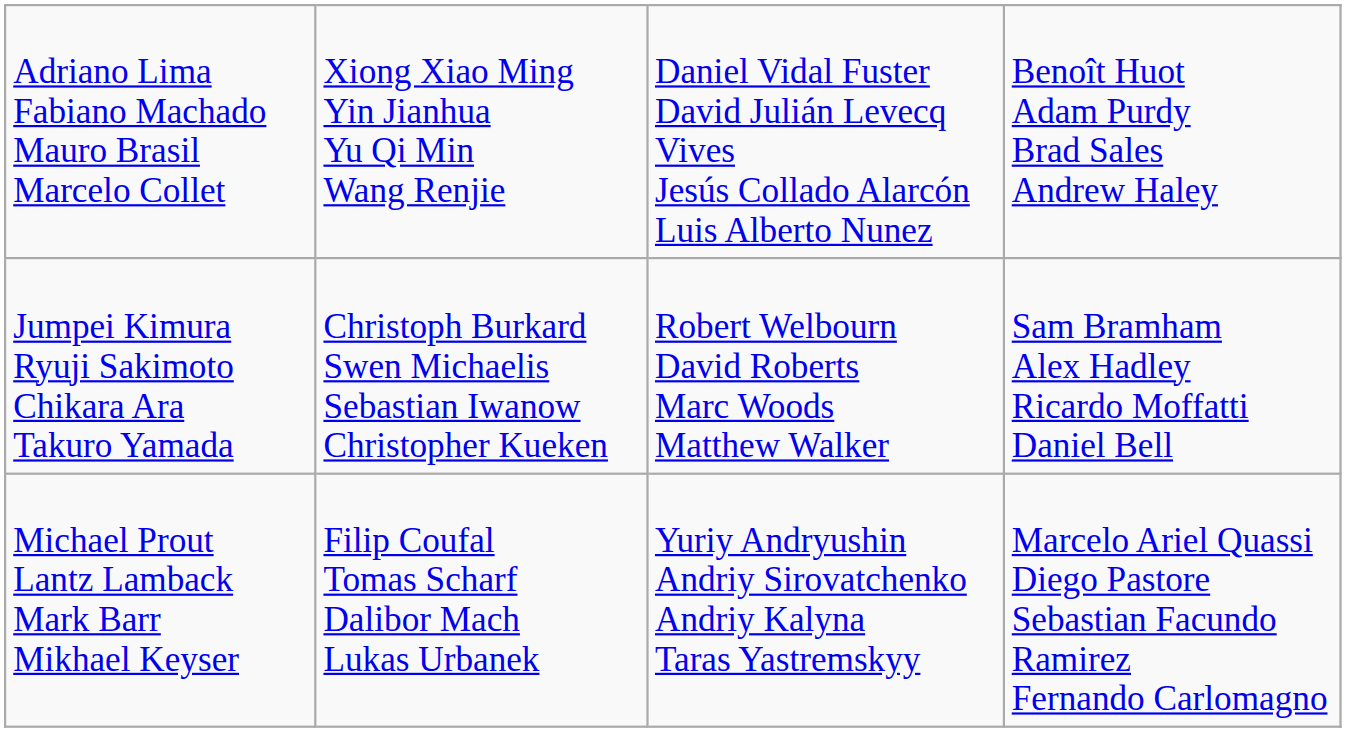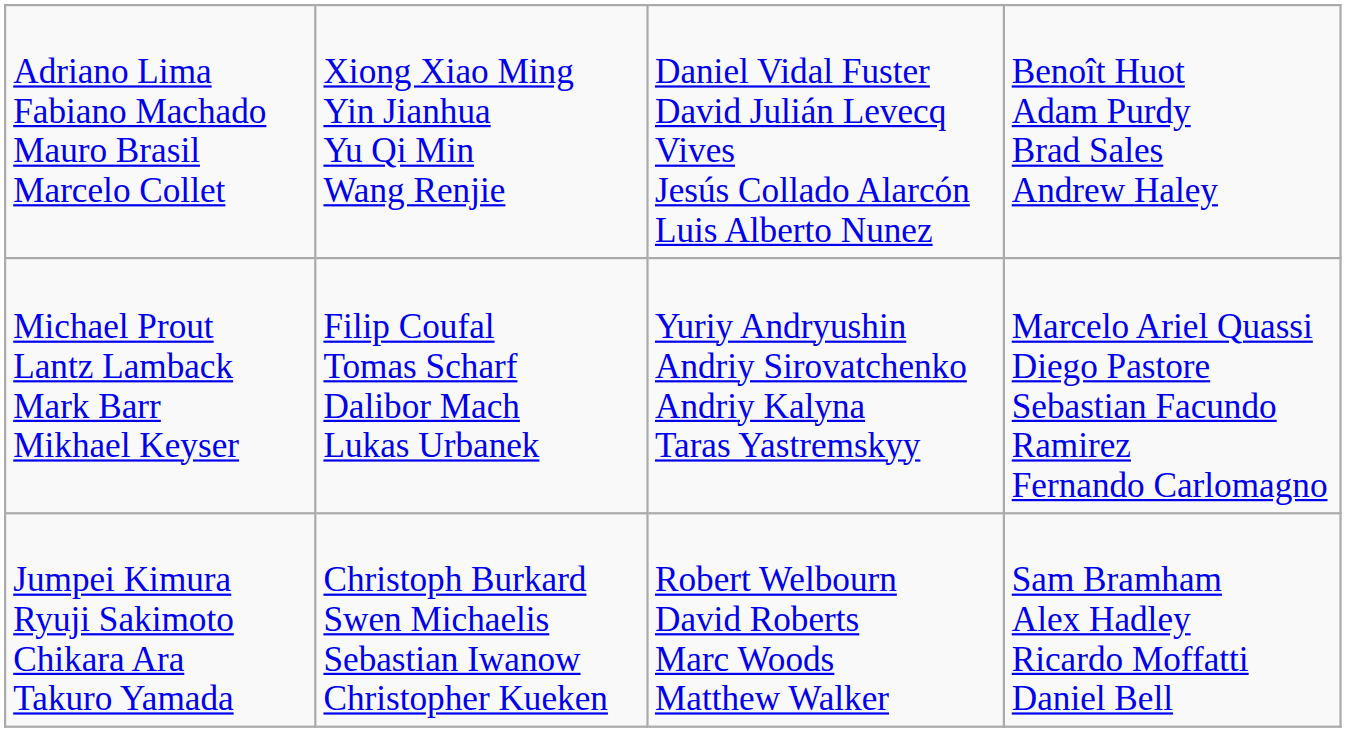rows swapped: (124, 385) <-> (126, 599)
